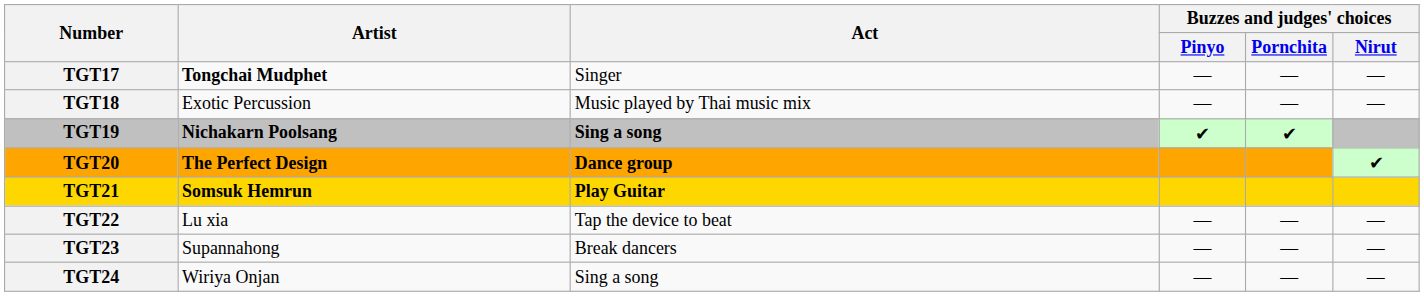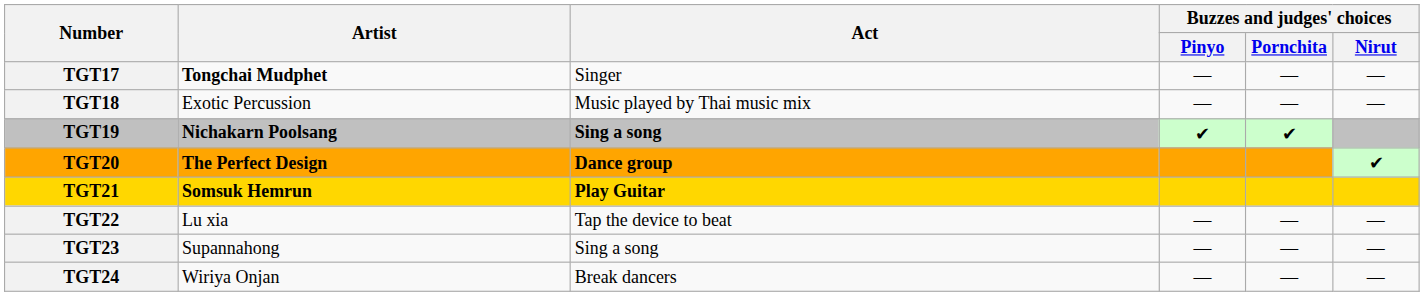(626, 248) Break dancers -> (617, 248) Sing a song
(617, 276) Sing a song -> (626, 276) Break dancers
